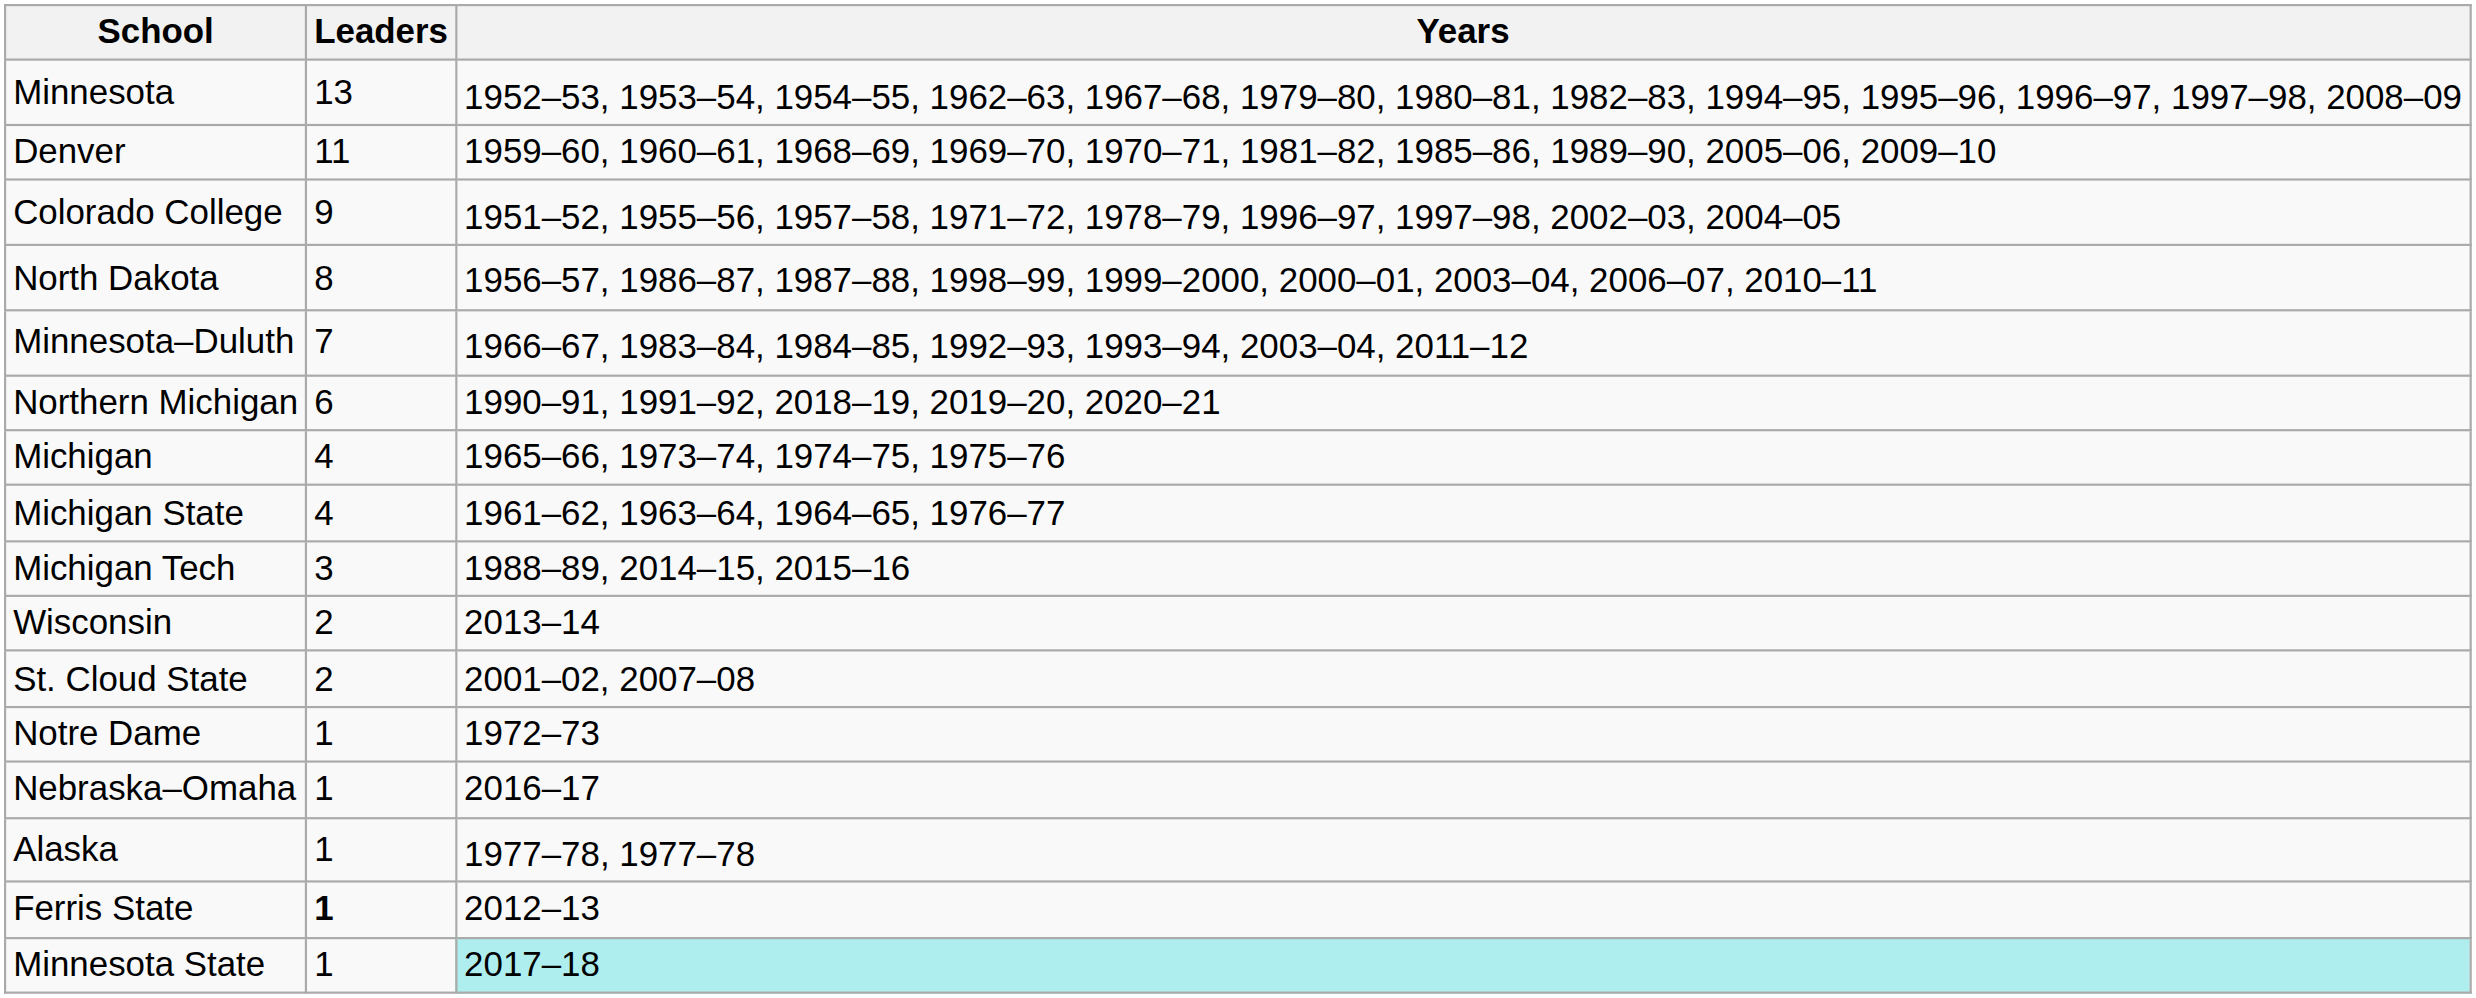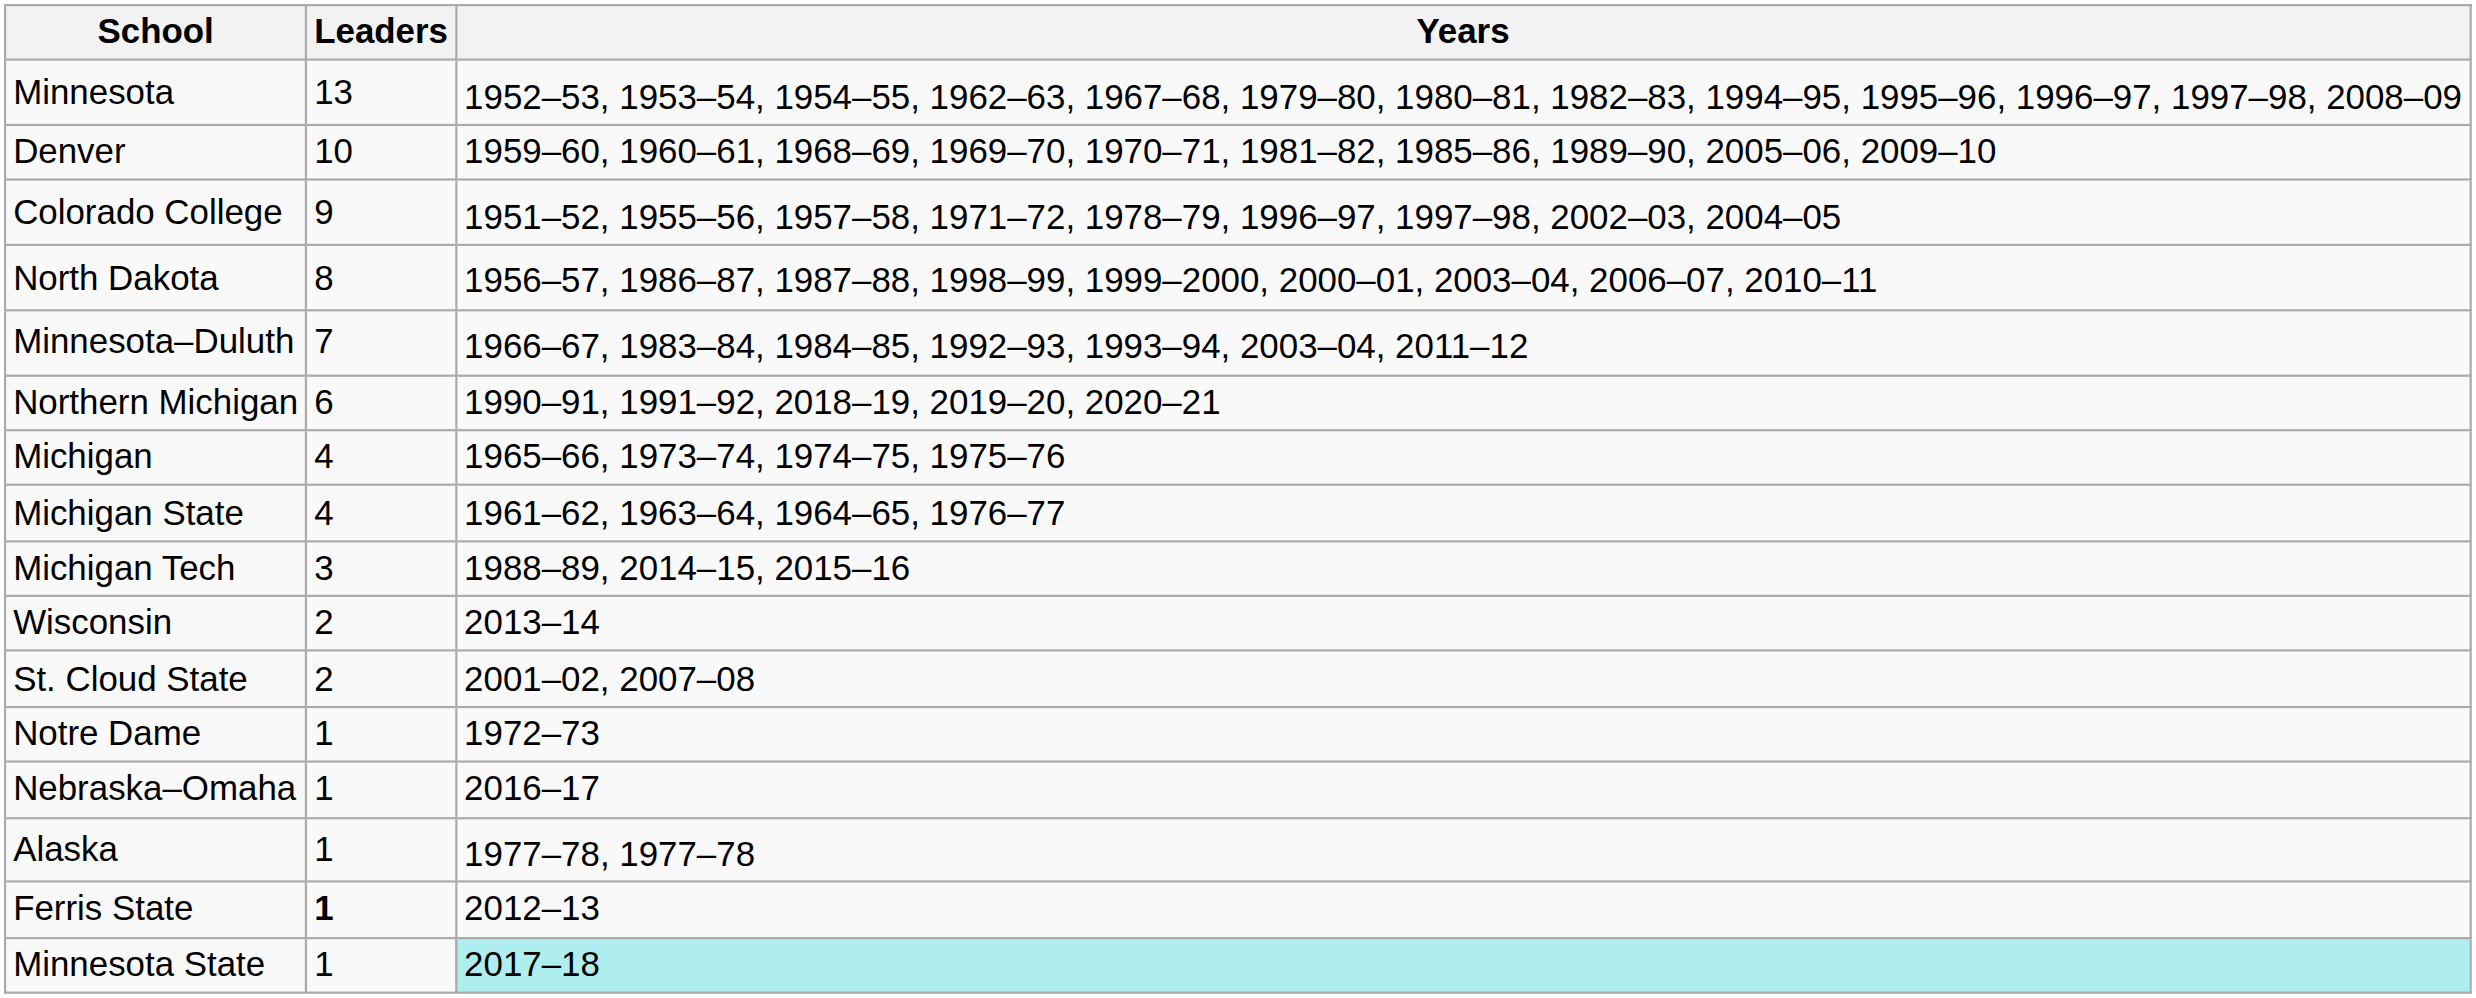(332, 152) 11 -> (334, 152) 10
